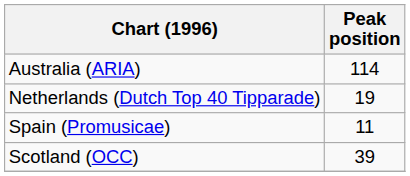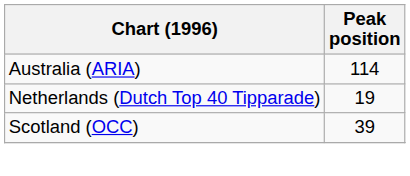- row: (90, 127)
